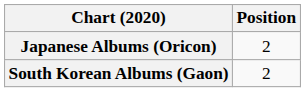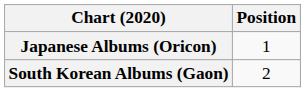(266, 45) 2 -> (266, 45) 1
